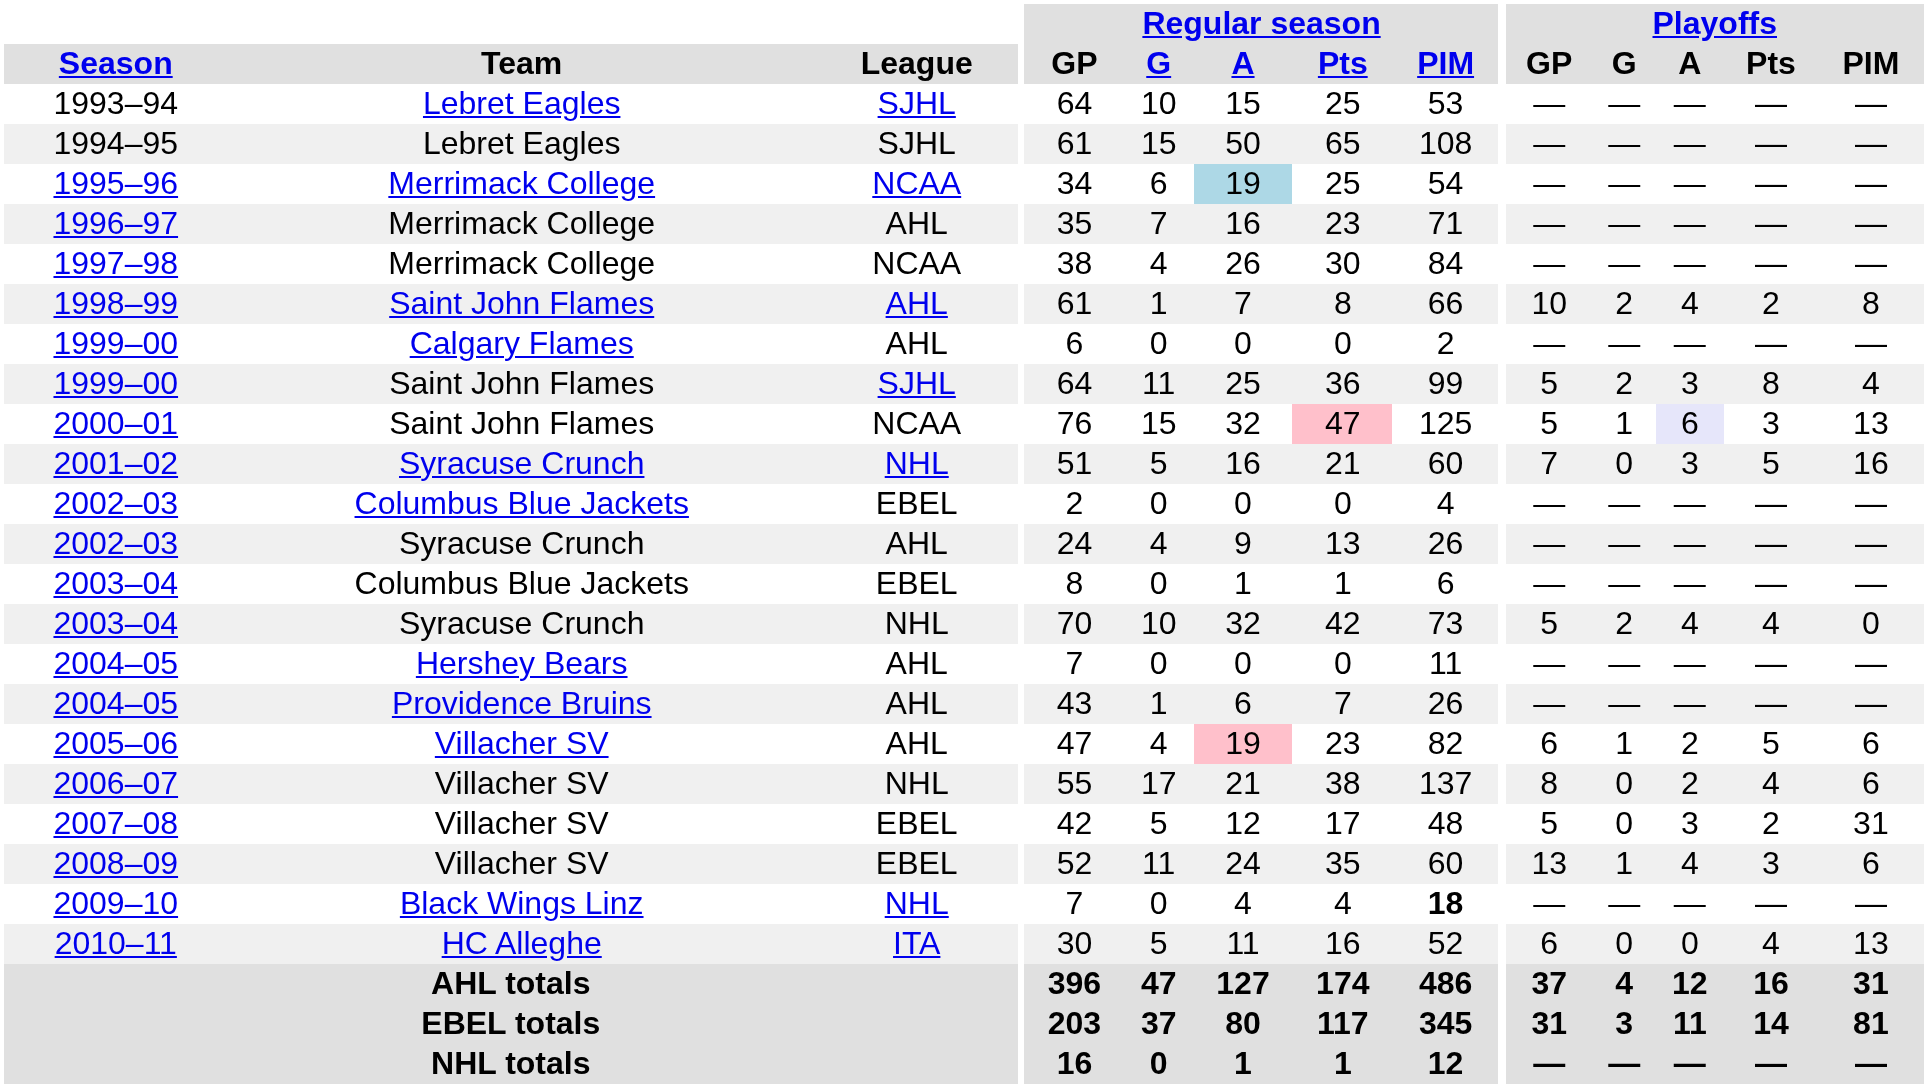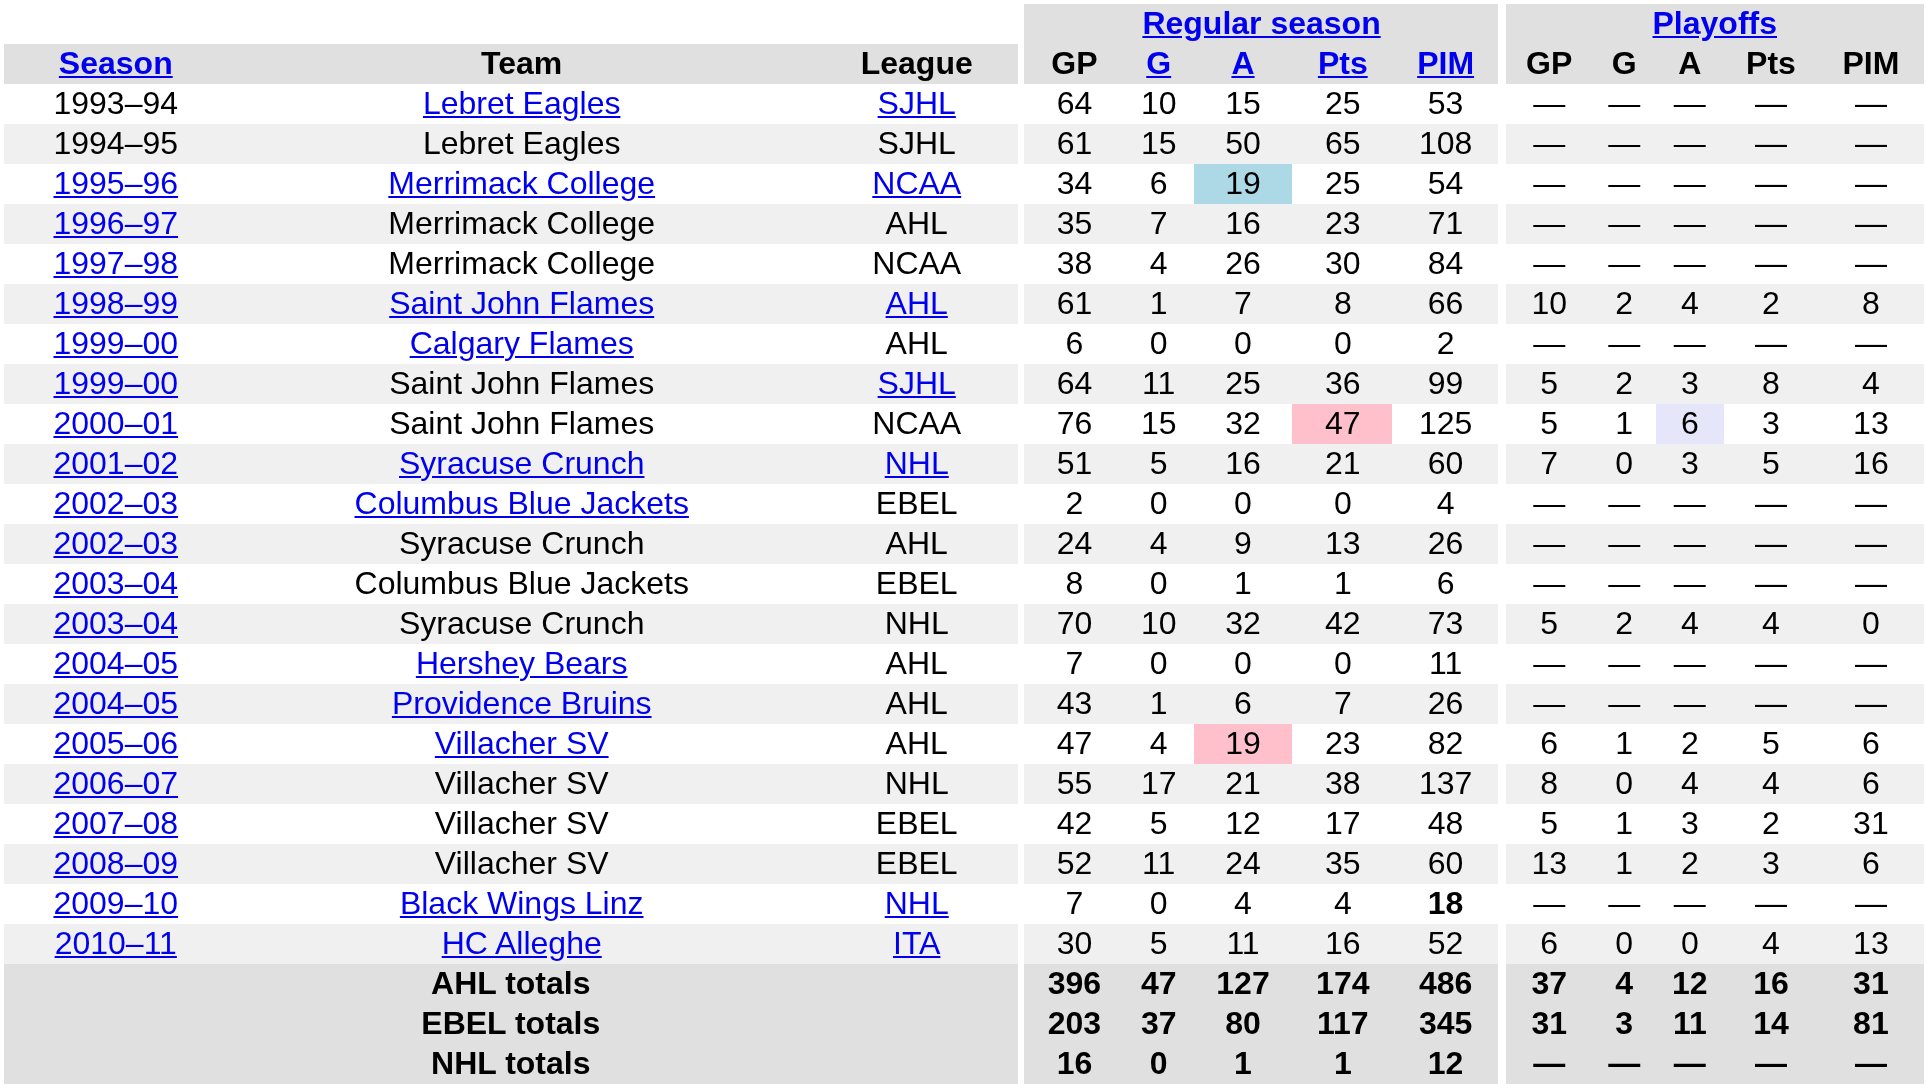(1690, 783) 2 -> (1690, 783) 4
(1624, 823) 0 -> (1624, 823) 1
(1690, 863) 4 -> (1690, 863) 2
